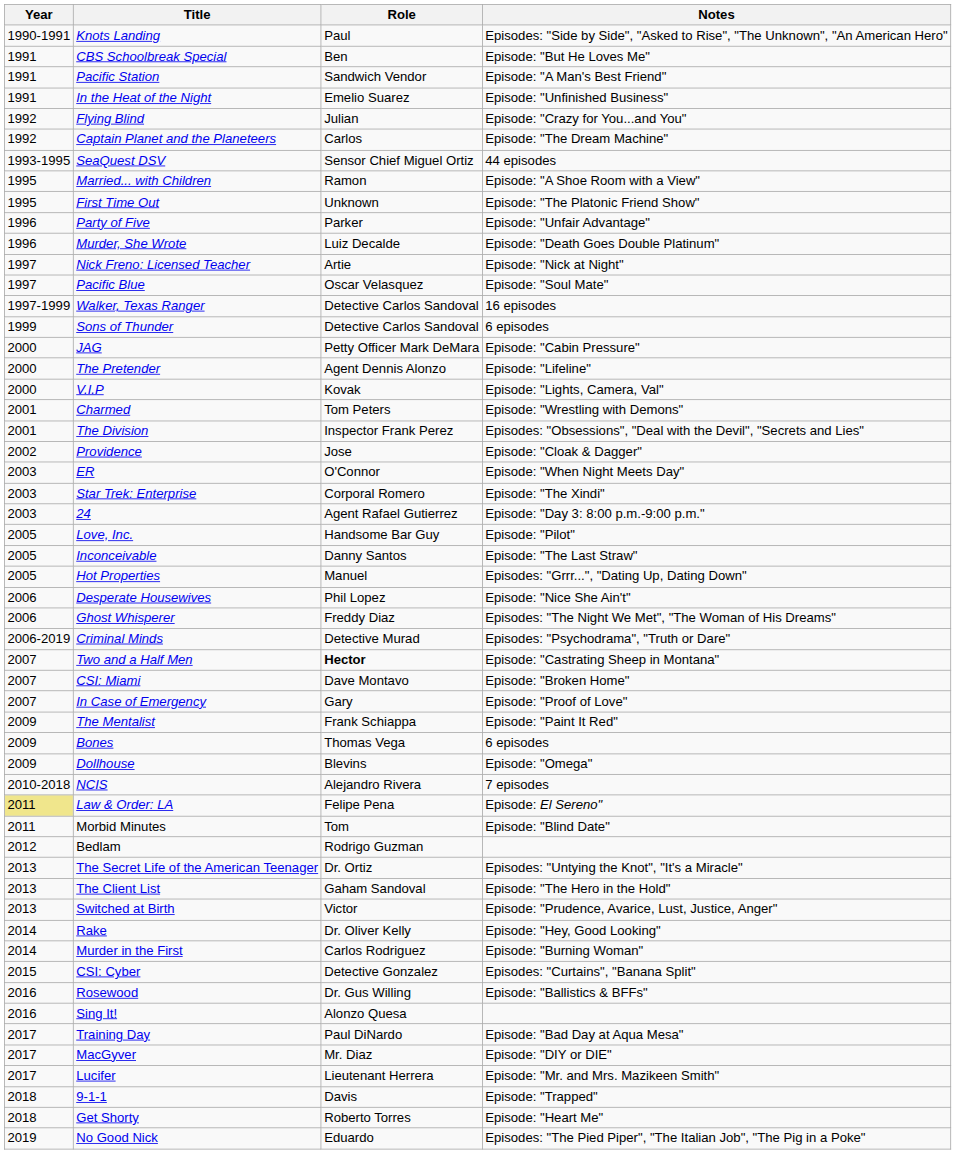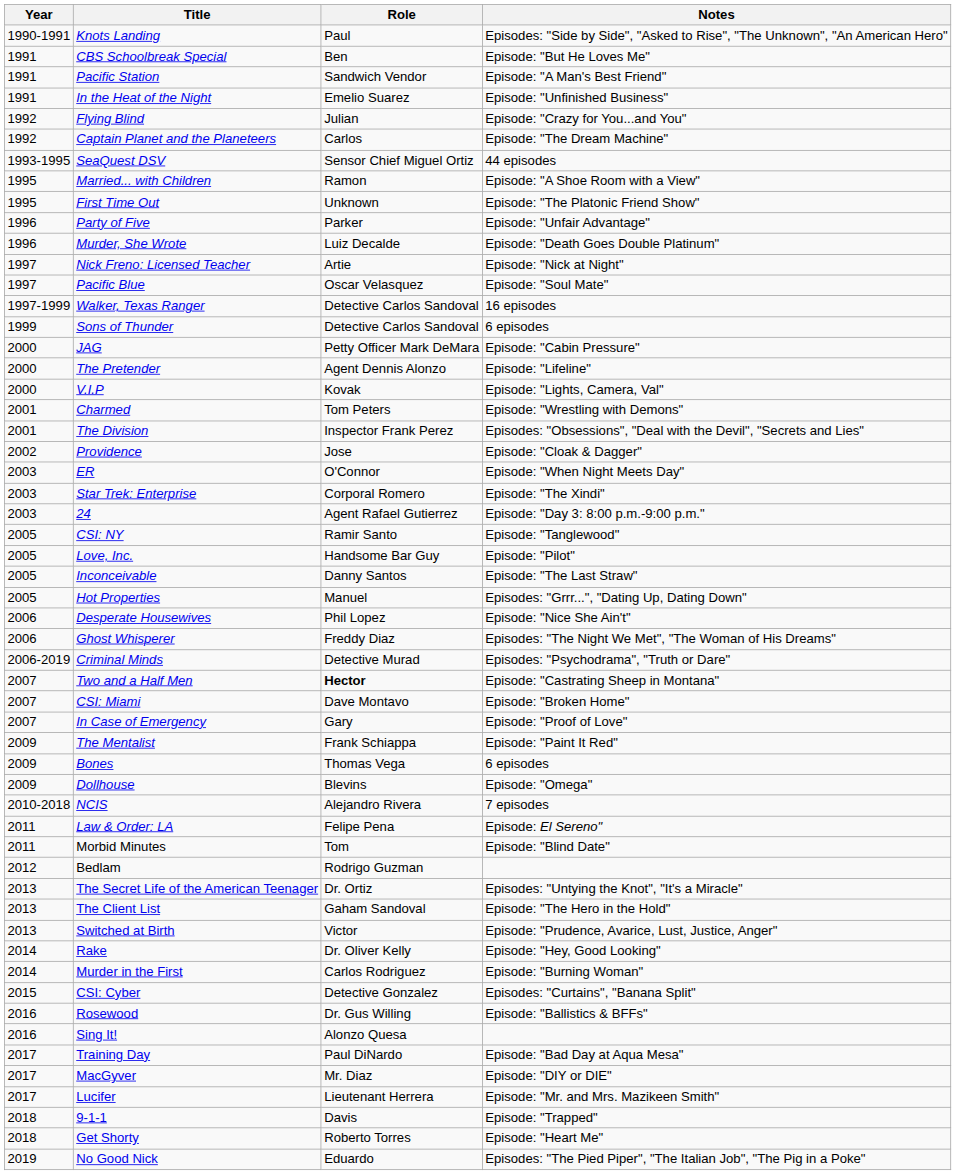+ row: (100, 535)
(22, 805) khaki background -> (22, 826) no background
